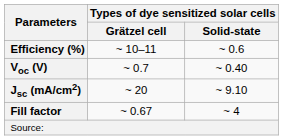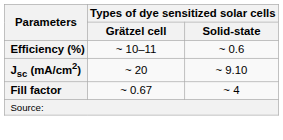- row: (29, 69)
